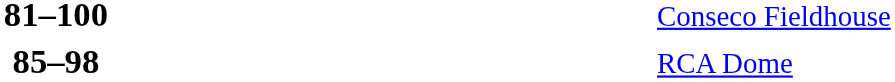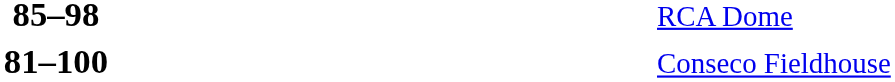rows swapped: (56, 61) <-> (56, 14)
